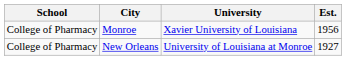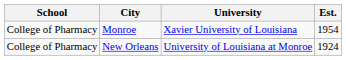(328, 30) 1956 -> (328, 30) 1954
(328, 47) 1927 -> (328, 47) 1924
